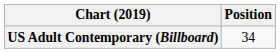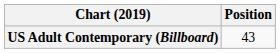(248, 37) 34 -> (248, 37) 43
